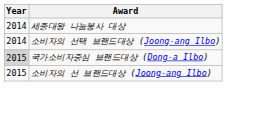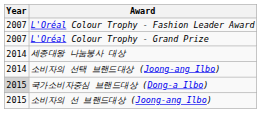+ row: (143, 25)
+ row: (120, 39)
